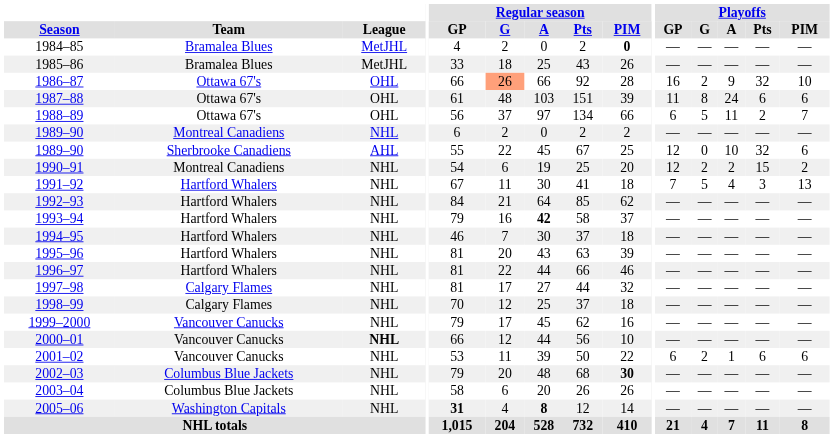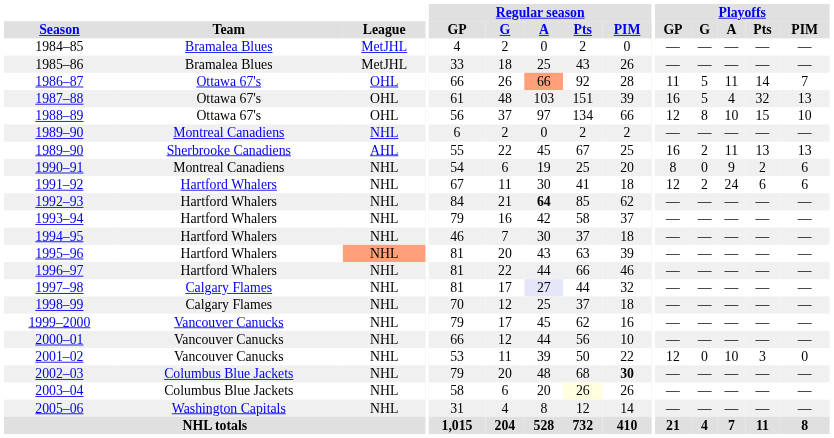(627, 47) bold -> (627, 47) normal
(505, 81) lightsalmon background -> (505, 81) no background
(544, 81) no background -> (544, 81) lightsalmon background
(673, 81) 16 -> (673, 81) 11
(705, 81) 2 -> (705, 81) 5
(731, 81) 9 -> (731, 81) 11
(762, 81) 32 -> (762, 81) 14
(805, 81) 10 -> (805, 81) 7
(673, 98) 11 -> (673, 98) 16
(705, 98) 8 -> (705, 98) 5
(731, 98) 24 -> (731, 98) 4
(762, 98) 6 -> (762, 98) 32
(805, 98) 6 -> (805, 98) 13
(673, 115) 6 -> (673, 115) 12
(705, 115) 5 -> (705, 115) 8
(731, 115) 11 -> (731, 115) 10
(762, 115) 2 -> (762, 115) 15
(805, 115) 7 -> (805, 115) 10
(673, 150) 12 -> (673, 150) 16
(705, 150) 0 -> (705, 150) 2
(731, 150) 10 -> (731, 150) 11
(762, 150) 32 -> (762, 150) 13
(805, 150) 6 -> (805, 150) 13
(673, 167) 12 -> (673, 167) 8
(705, 167) 2 -> (705, 167) 0
(731, 167) 2 -> (731, 167) 9
(762, 167) 15 -> (762, 167) 2
(805, 167) 2 -> (805, 167) 6
(673, 184) 7 -> (673, 184) 12
(705, 184) 5 -> (705, 184) 2
(731, 184) 4 -> (731, 184) 24
(762, 184) 3 -> (762, 184) 6
(805, 184) 13 -> (805, 184) 6
(544, 201) normal -> (544, 201) bold
(544, 219) bold -> (544, 219) normal
(384, 253) no background -> (384, 253) lightsalmon background
(544, 287) no background -> (544, 287) lavender background
(384, 339) bold -> (384, 339) normal
(673, 356) 6 -> (673, 356) 12
(705, 356) 2 -> (705, 356) 0
(731, 356) 1 -> (731, 356) 10
(762, 356) 6 -> (762, 356) 3
(805, 356) 6 -> (805, 356) 0
(583, 391) no background -> (583, 391) lightyellow background
(457, 408) bold -> (457, 408) normal
(544, 408) bold -> (544, 408) normal
